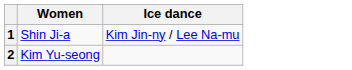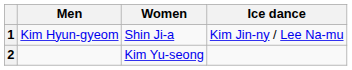+ column: (69, 14)
